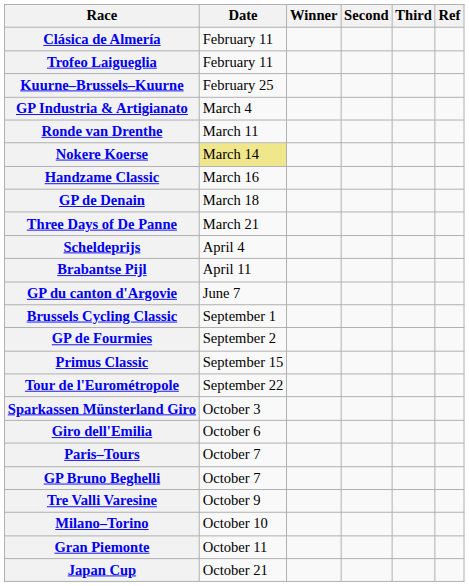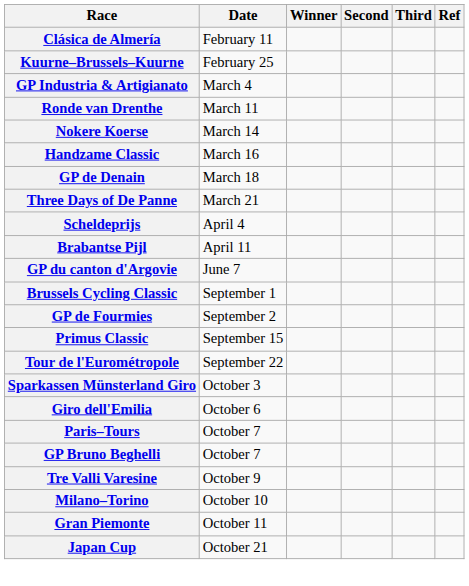- row: (102, 62)
(231, 154) khaki background -> (231, 131) no background
